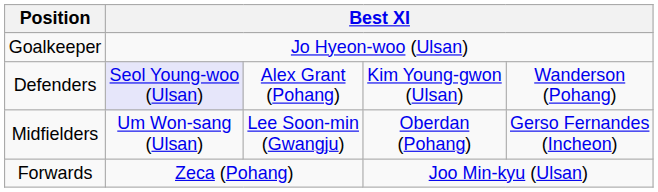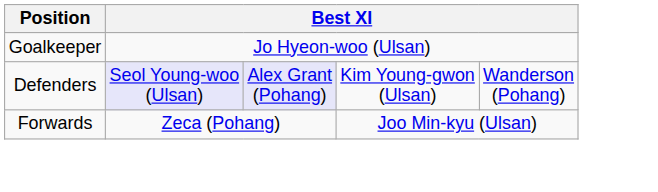(303, 85) no background -> (290, 85) lavender background
- row: (55, 134)
